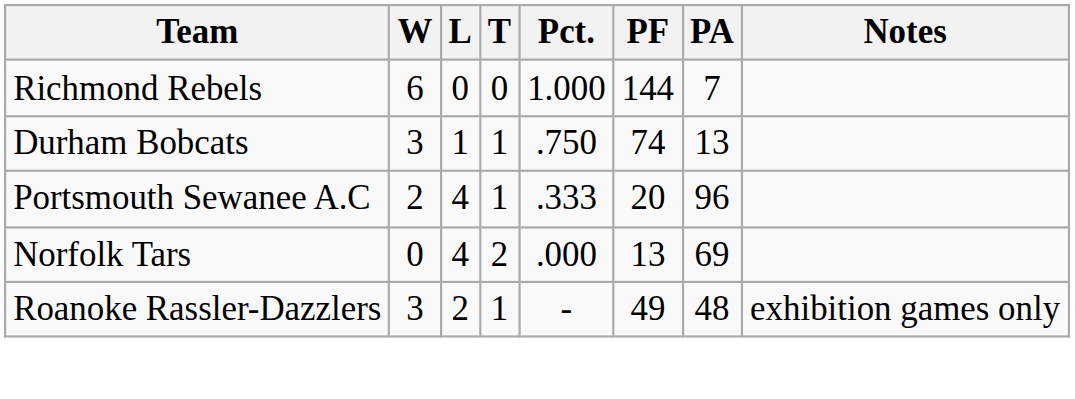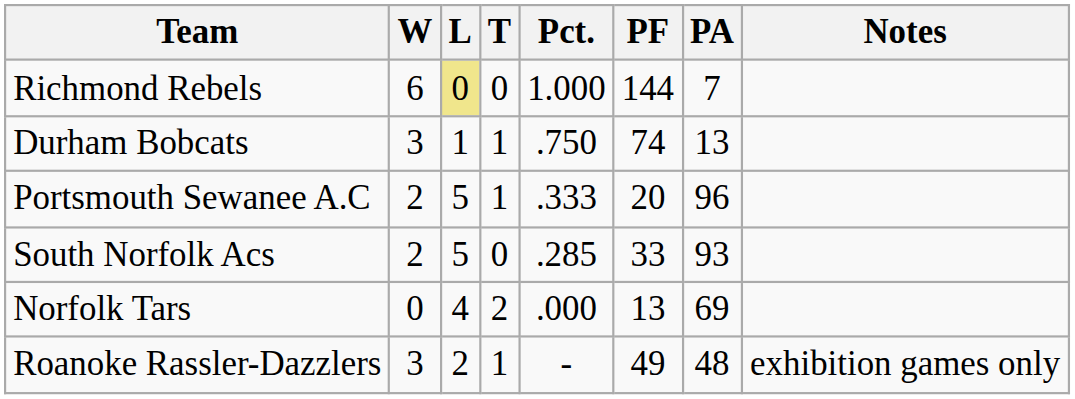(460, 87) no background -> (460, 87) khaki background
(460, 198) 4 -> (460, 198) 5
+ row: (144, 253)
